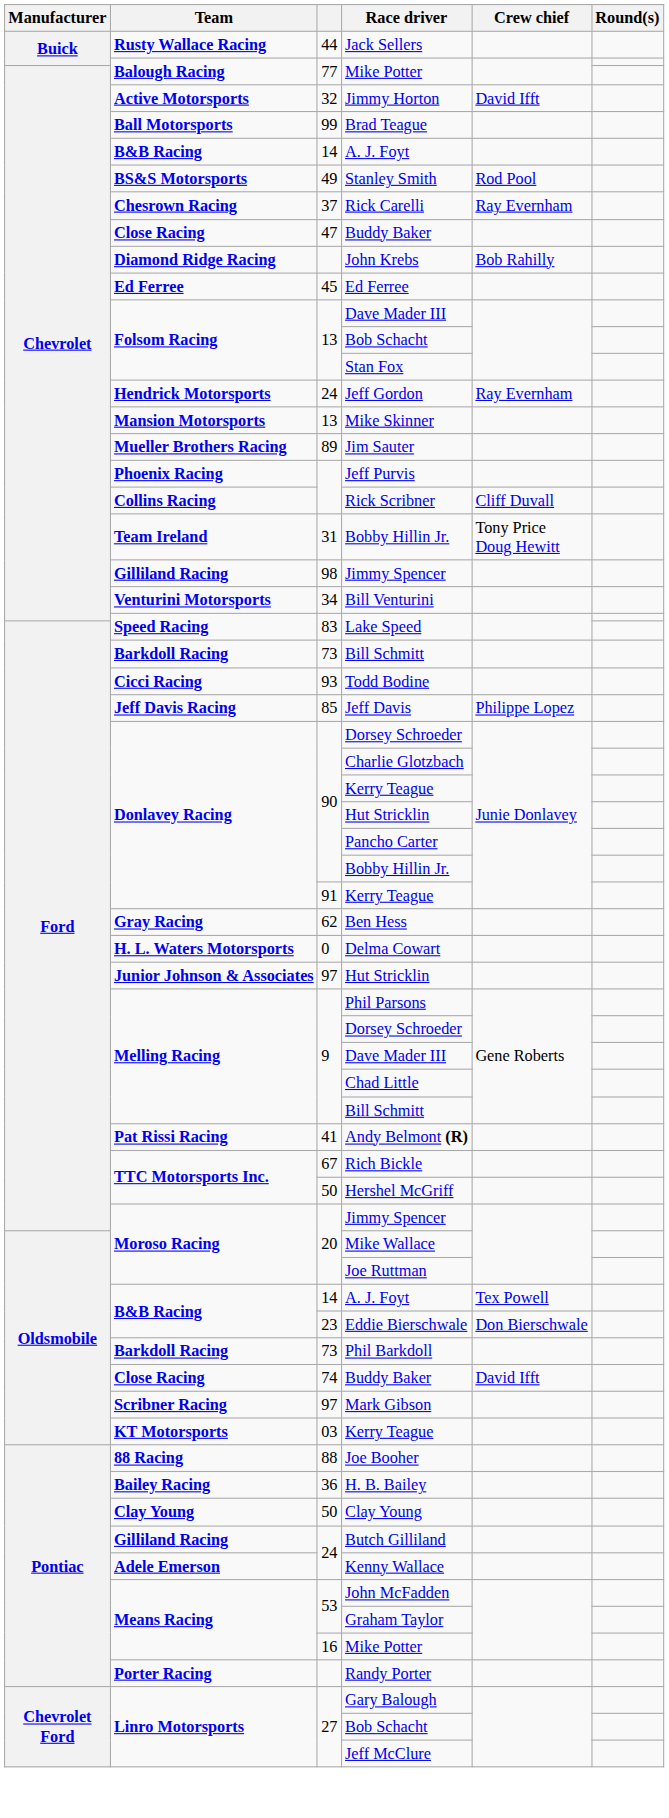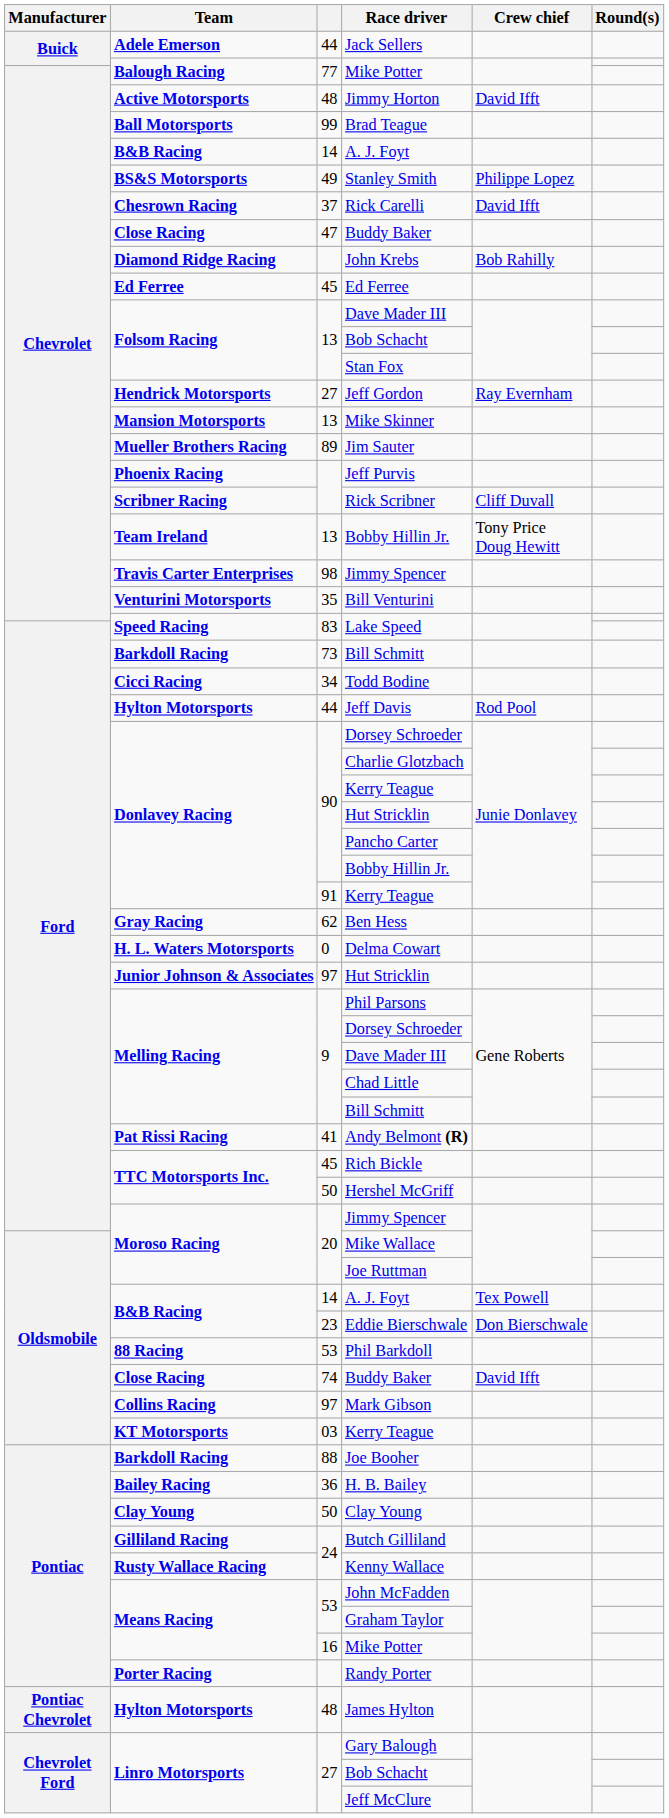(190, 44) Rusty Wallace Racing -> (167, 44) Adele Emerson
(329, 98) 32 -> (329, 98) 48
(506, 178) Rod Pool -> (525, 178) Philippe Lopez
(524, 205) Ray Evernham -> (508, 205) David Ifft
(329, 393) 24 -> (329, 393) 27
(165, 500) Collins Racing -> (170, 500) Scribner Racing
(329, 537) 31 -> (329, 537) 13
(171, 573) Gilliland Racing -> (203, 573) Travis Carter Enterprises
(329, 600) 34 -> (329, 600) 35
(329, 680) 93 -> (329, 680) 34
(175, 707) Jeff Davis Racing -> (183, 707) Hylton Motorsports
(329, 707) 85 -> (329, 707) 44
(525, 707) Philippe Lopez -> (506, 707) Rod Pool
(329, 1163) 67 -> (329, 1163) 45
(171, 1351) Barkdoll Racing -> (148, 1351) 88 Racing
(329, 1351) 73 -> (329, 1351) 53
(170, 1405) Scribner Racing -> (165, 1405) Collins Racing
(148, 1458) 88 Racing -> (171, 1458) Barkdoll Racing
(167, 1565) Adele Emerson -> (190, 1565) Rusty Wallace Racing
+ row: (57, 1709)
